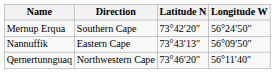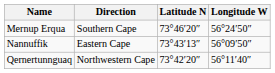(180, 28) 73°42′20″ -> (180, 28) 73°46′20″
(180, 60) 73°46′20″ -> (180, 60) 73°42′20″
